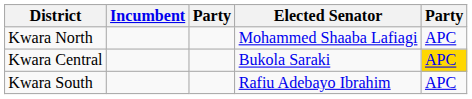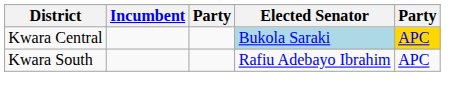- row: (51, 38)
(284, 60) no background -> (284, 38) lightblue background
